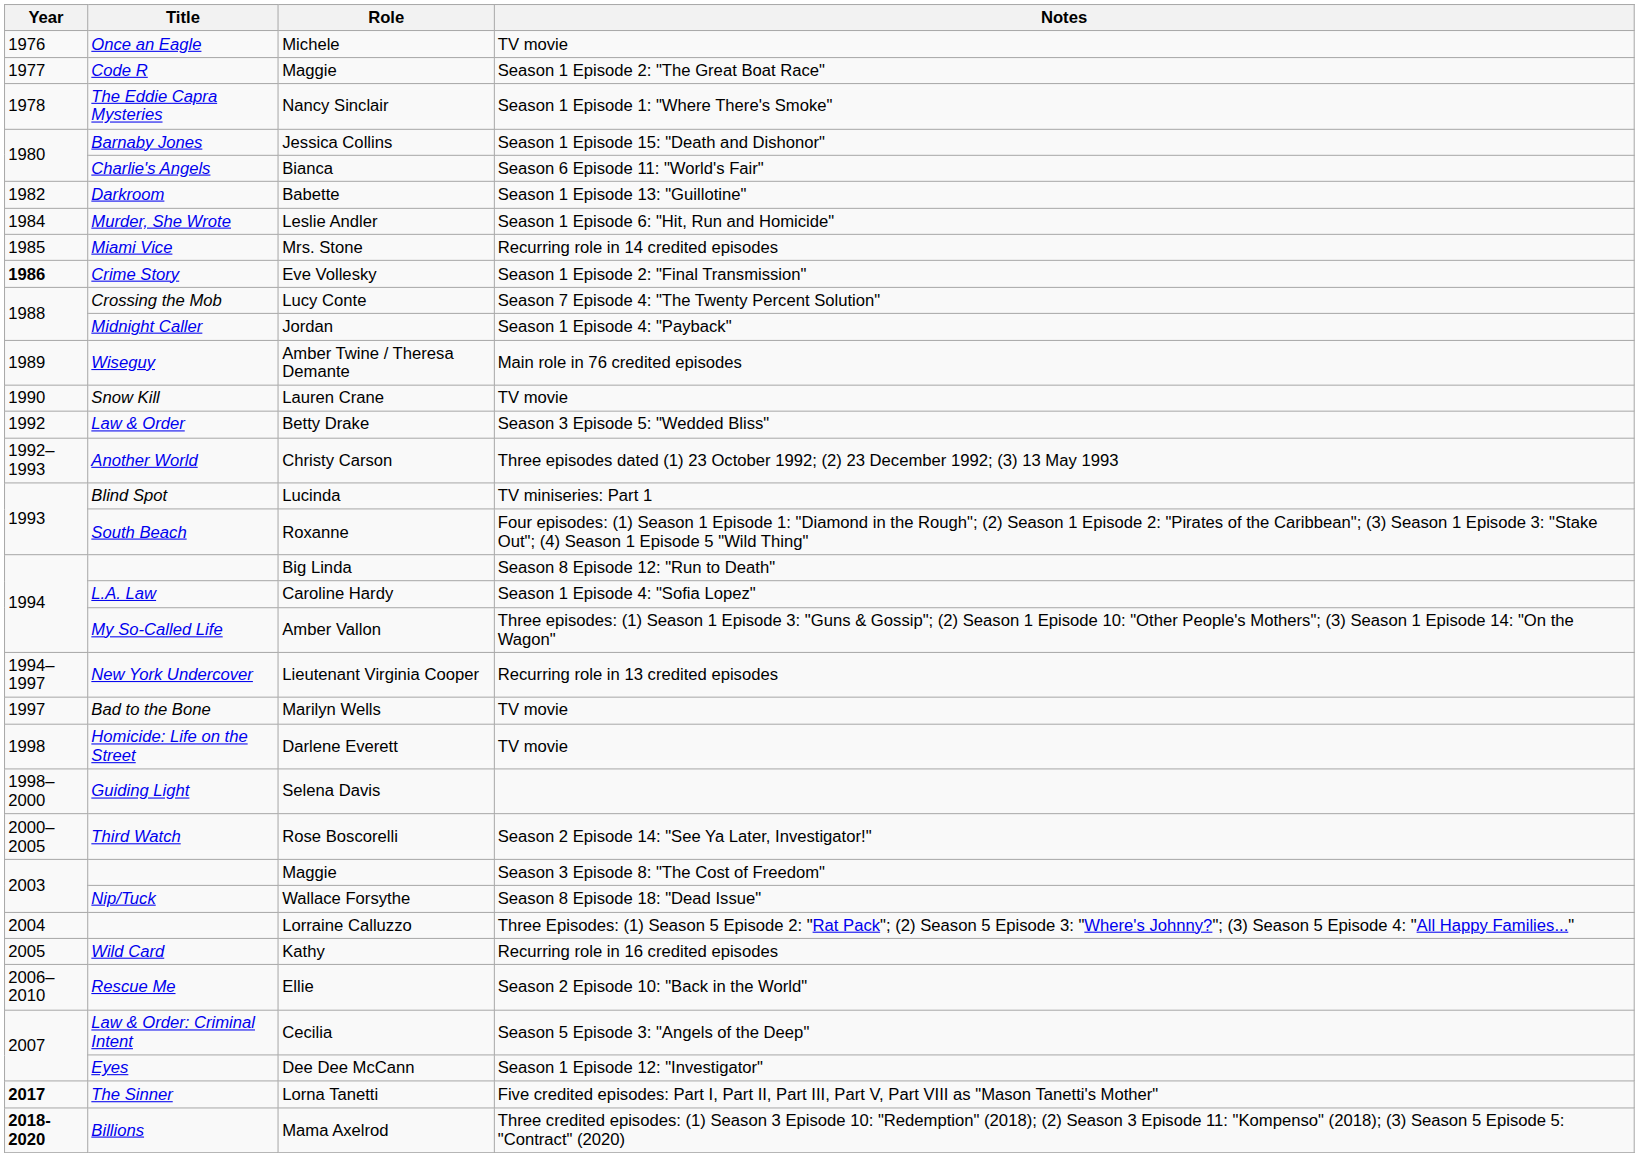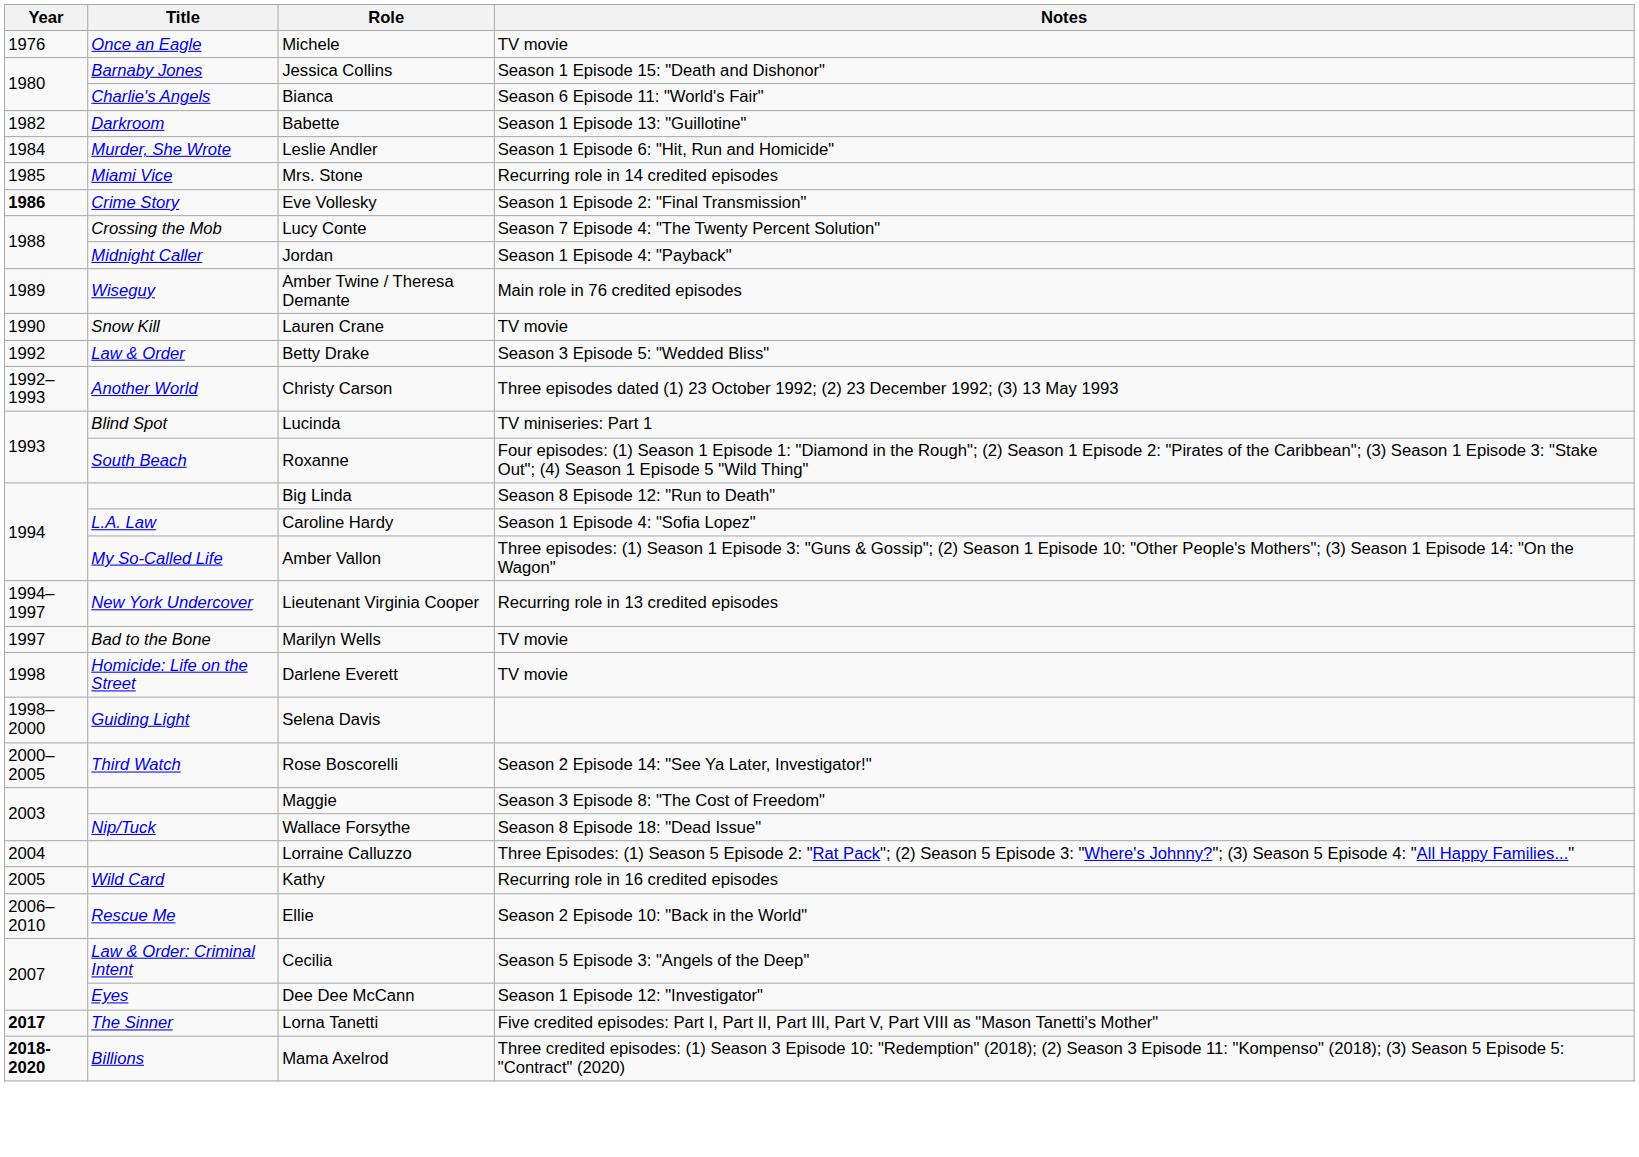- row: (120, 70)
- row: (154, 106)
